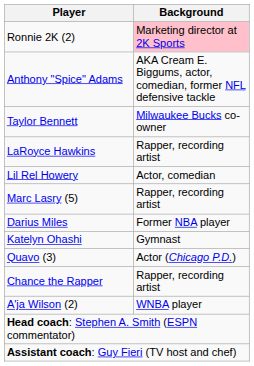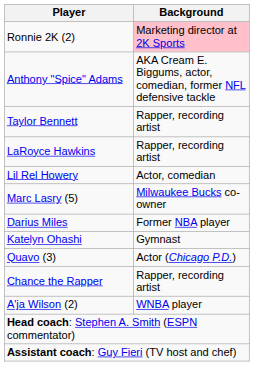(188, 121) Milwaukee Bucks co-owner -> (180, 121) Rapper, recording artist
(180, 199) Rapper, recording artist -> (188, 199) Milwaukee Bucks co-owner
